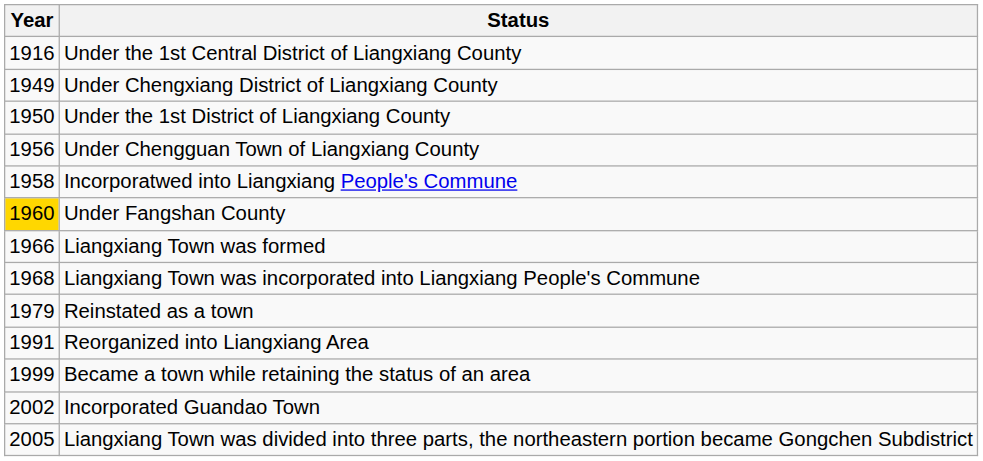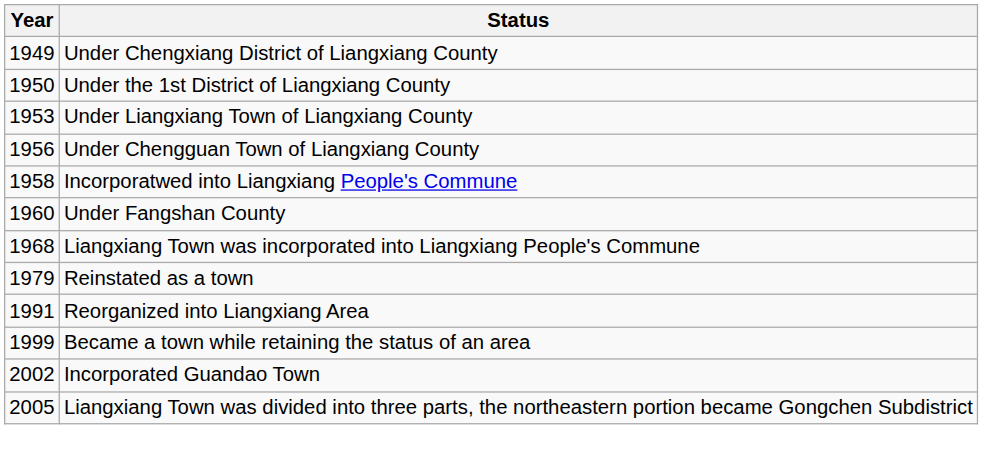- row: (293, 52)
+ row: (268, 117)
(32, 213) gold background -> (32, 213) no background
- row: (195, 246)
